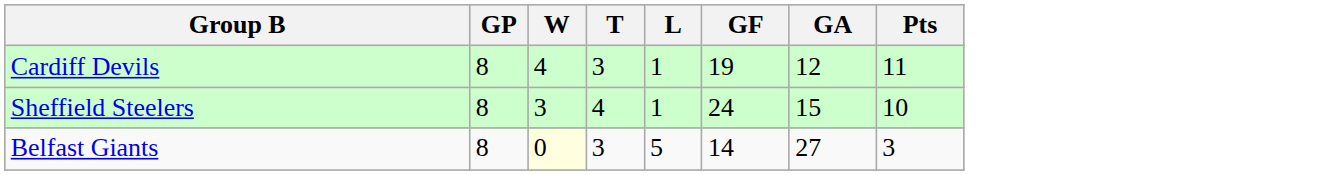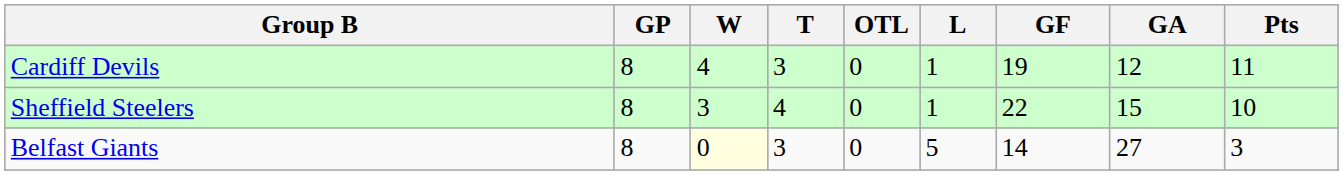+ column: (881, 25)
(721, 107) 24 -> (1015, 107) 22
